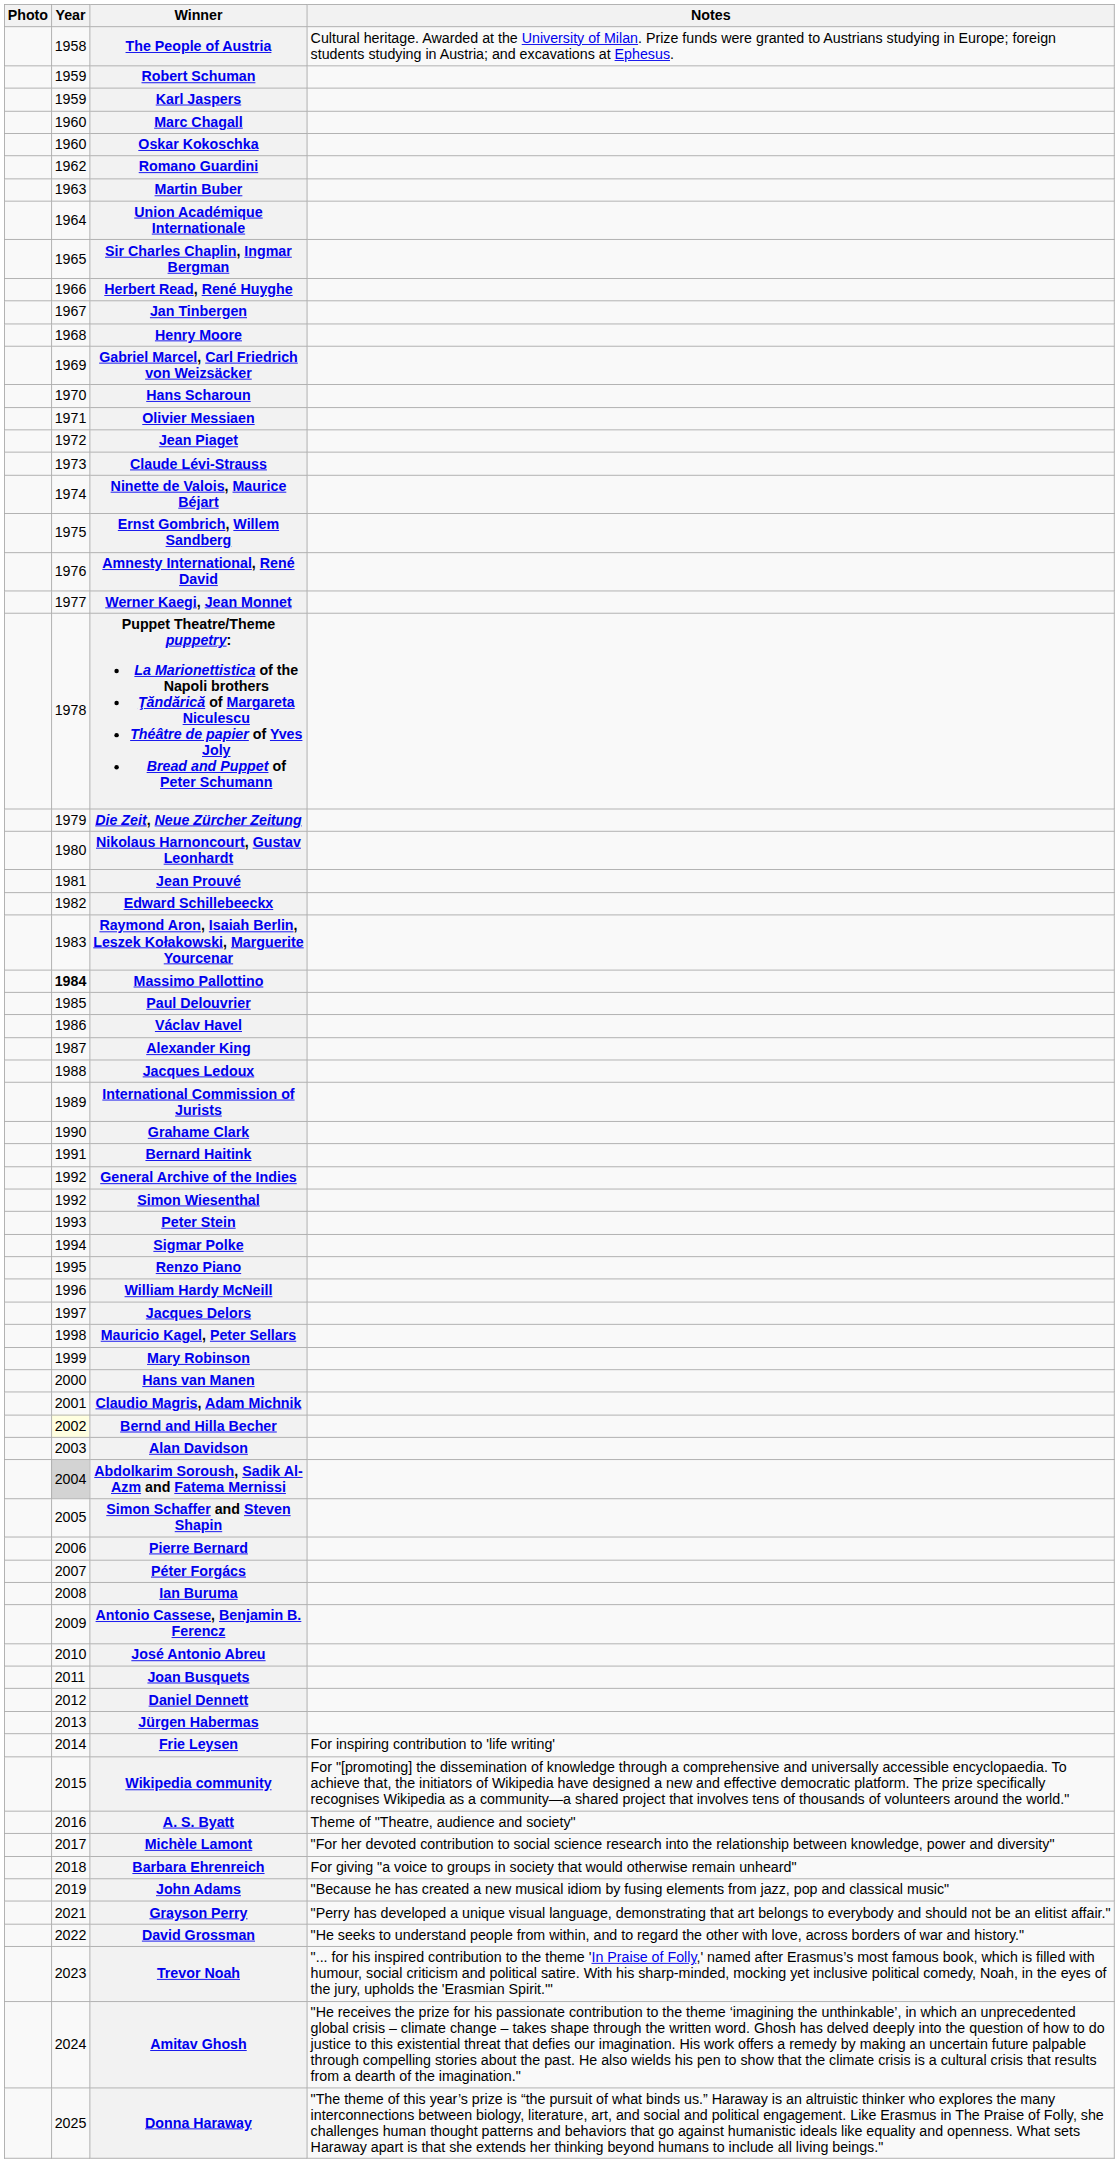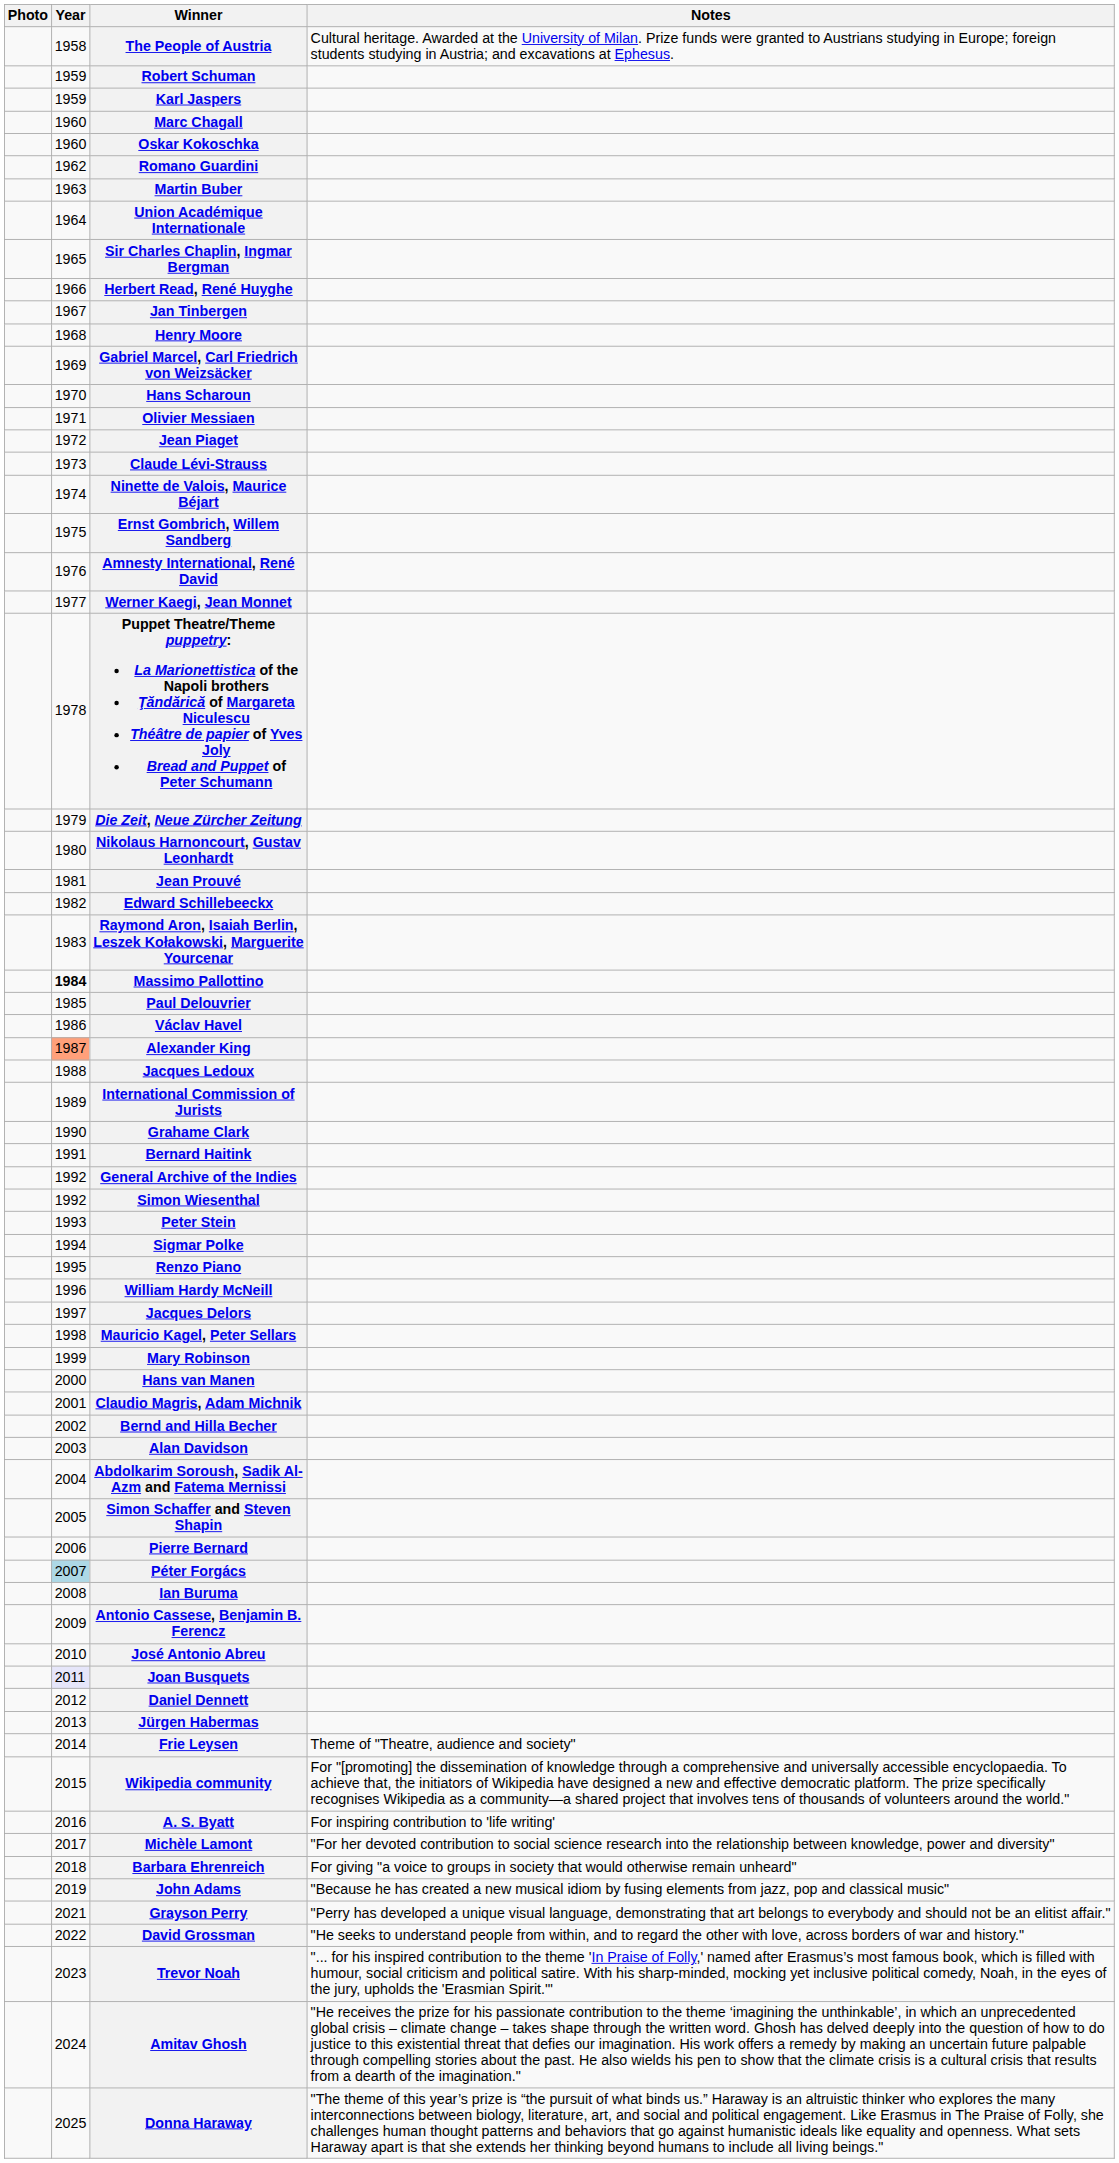(70, 1048) no background -> (70, 1048) lightsalmon background
(70, 1426) lightyellow background -> (70, 1426) no background
(70, 1479) lightgrey background -> (70, 1479) no background
(70, 1571) no background -> (70, 1571) lightblue background
(70, 1677) no background -> (70, 1677) lavender background
(433, 1745) For inspiring contribution to 'life writing' -> (443, 1745) Theme of "Theatre, audience and society"
(443, 1822) Theme of "Theatre, audience and society" -> (433, 1822) For inspiring contribution to 'life writing'
